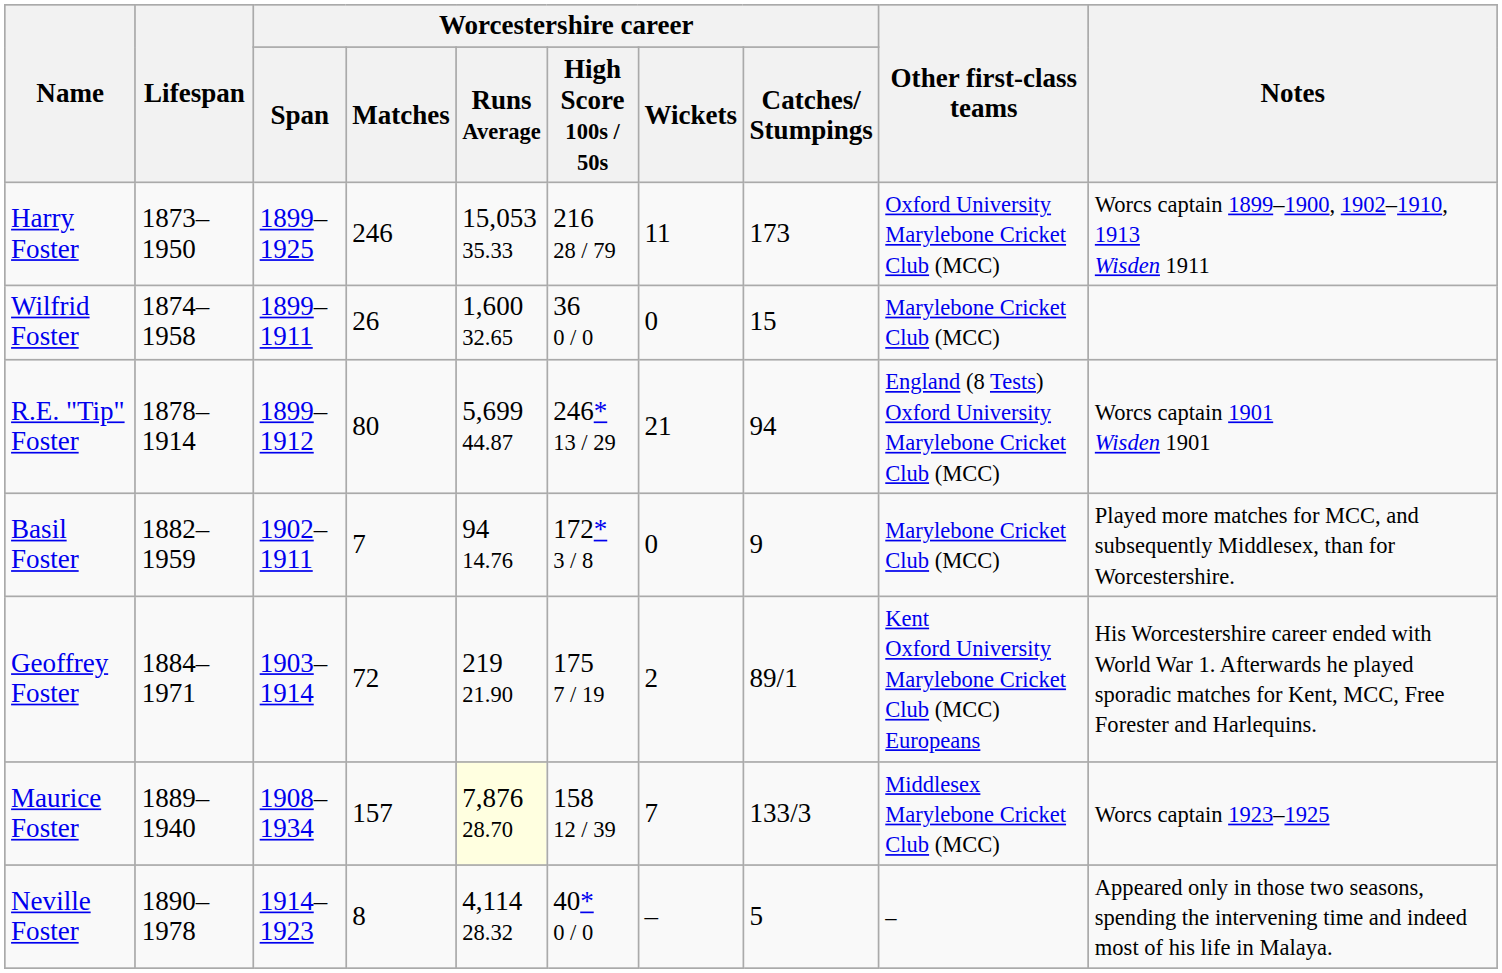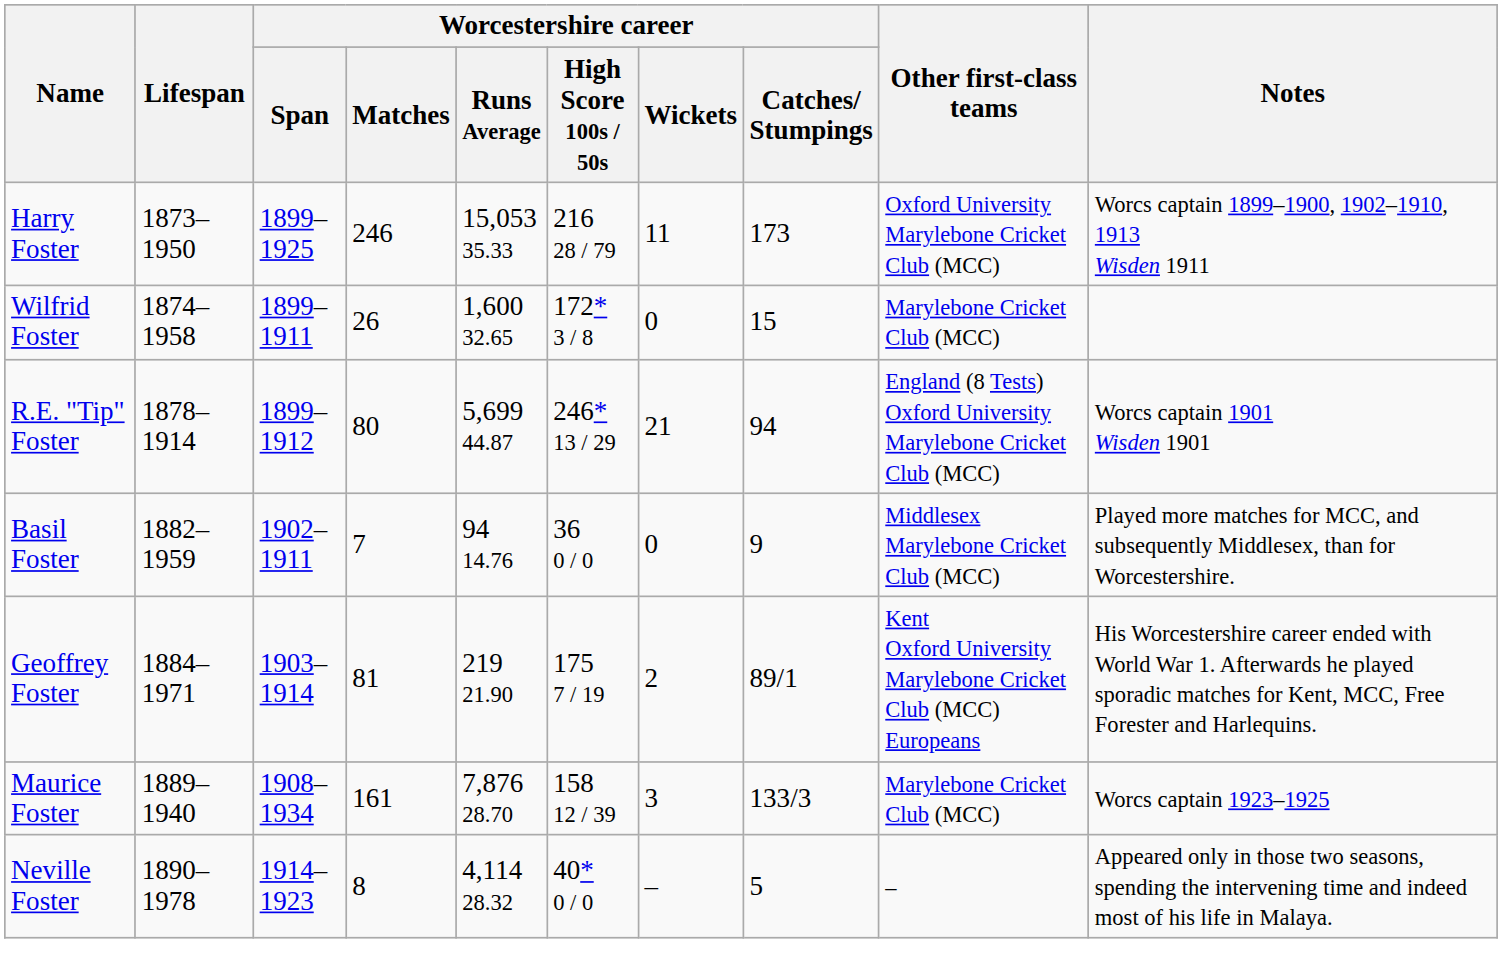(573, 321) 36 0 / 0 -> (580, 321) 172* 3 / 8
(580, 544) 172* 3 / 8 -> (573, 544) 36 0 / 0
(976, 546) Marylebone Cricket Club (MCC) -> (976, 546) Middlesex Marylebone Cricket Club (MCC)
(366, 678) 72 -> (366, 678) 81
(373, 812) 157 -> (373, 797) 161
(493, 812) lightyellow background -> (493, 797) no background
(651, 812) 7 -> (651, 797) 3
(976, 814) Middlesex Marylebone Cricket Club (MCC) -> (976, 799) Marylebone Cricket Club (MCC)
